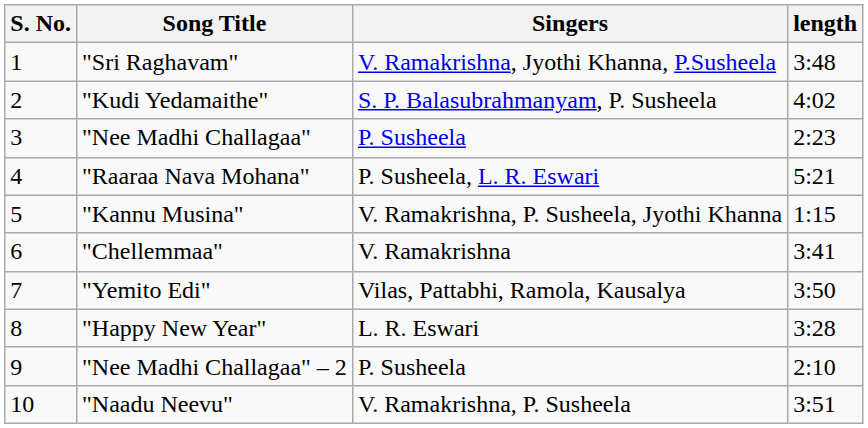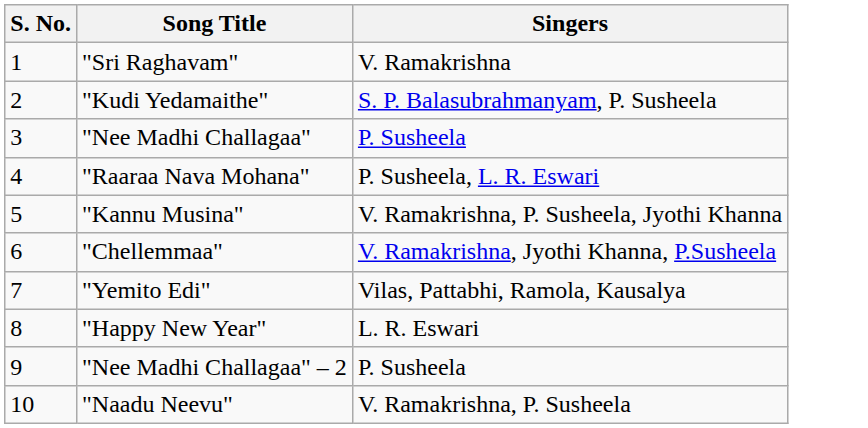- column: (825, 23)
(567, 61) V. Ramakrishna, Jyothi Khanna, P.Susheela -> (434, 61) V. Ramakrishna
(434, 251) V. Ramakrishna -> (567, 251) V. Ramakrishna, Jyothi Khanna, P.Susheela
